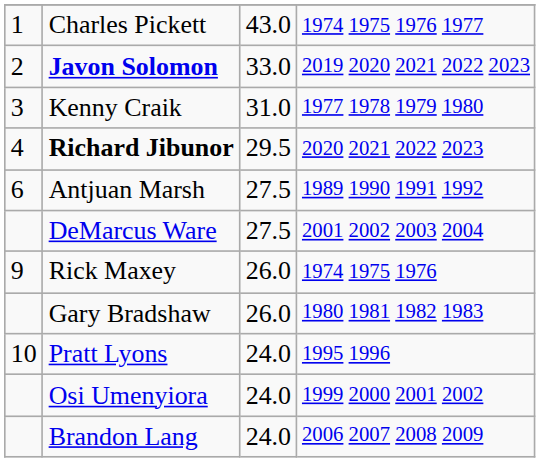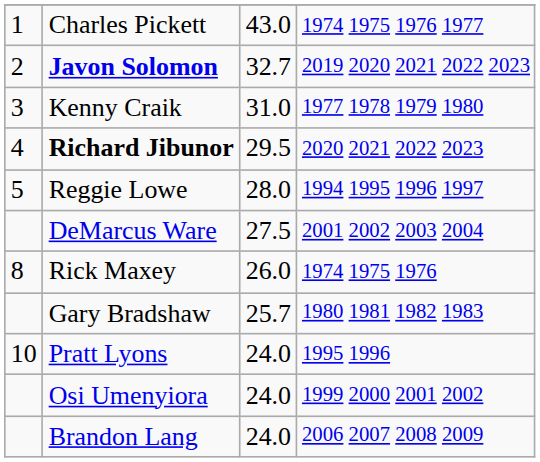(268, 66) 33.0 -> (268, 66) 32.7
+ row: (118, 189)
- row: (127, 189)
(17, 271) 9 -> (17, 271) 8
(268, 312) 26.0 -> (268, 312) 25.7
